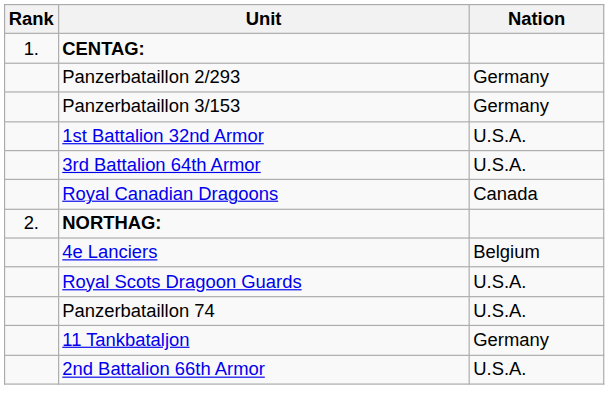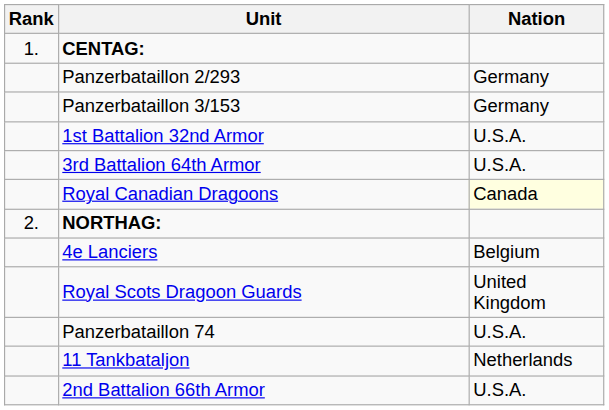(505, 194) no background -> (505, 194) lightyellow background
(500, 281) U.S.A. -> (510, 292) United Kingdom
(511, 340) Germany -> (523, 360) Netherlands
